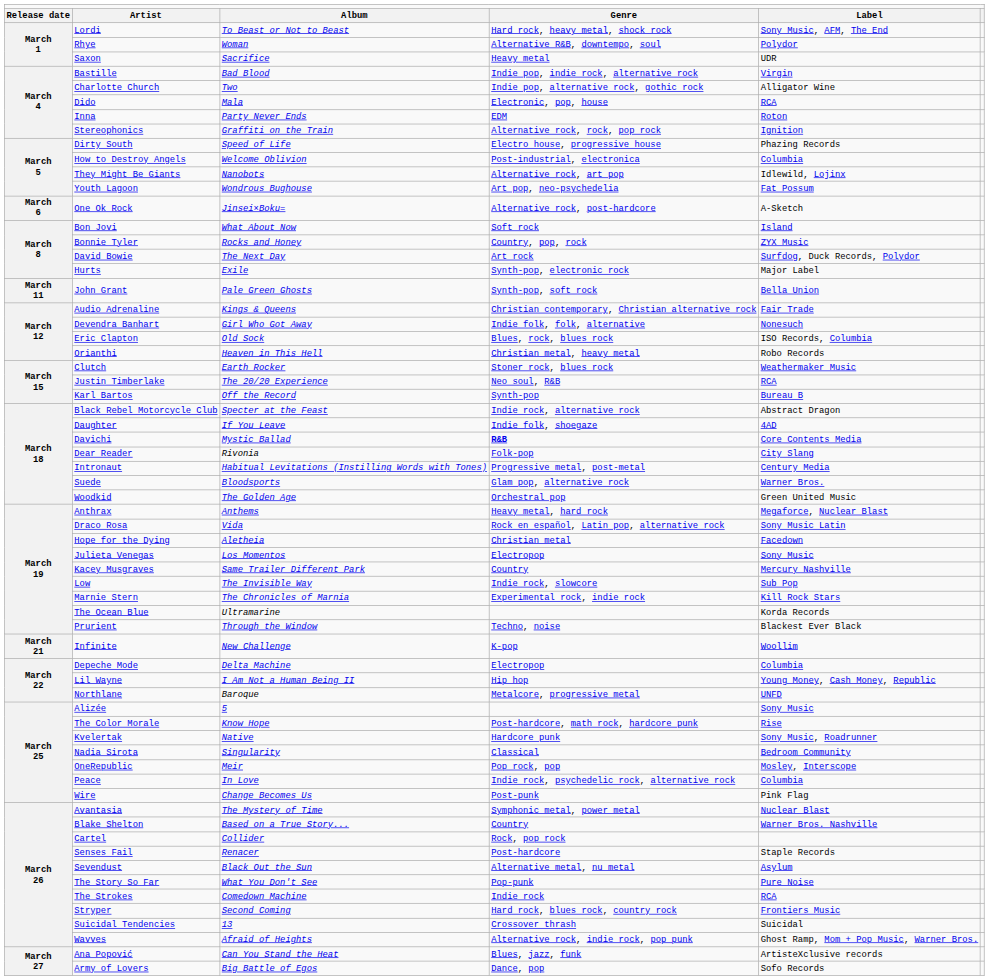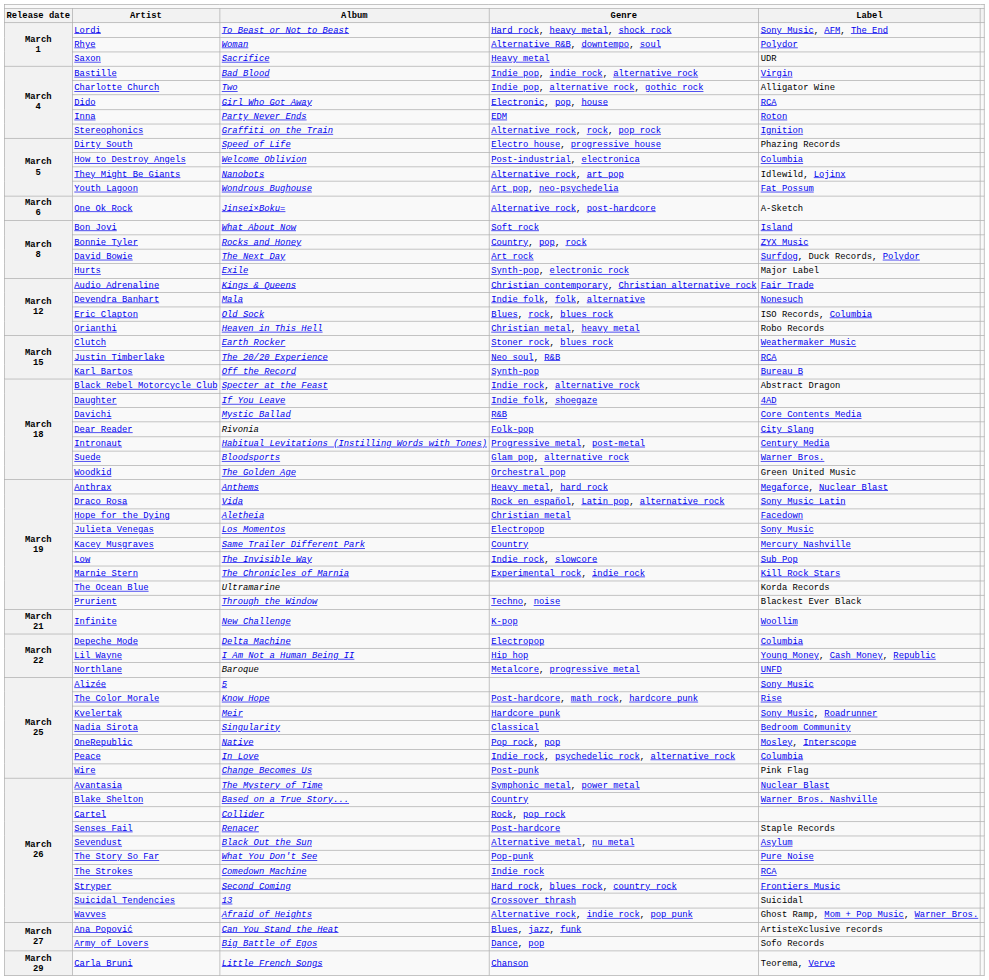(232, 102) Mala -> (267, 102) Girl Who Got Away
- row: (101, 290)
(267, 324) Girl Who Got Away -> (232, 300) Mala
(499, 440) bold -> (499, 415) normal
(238, 738) Native -> (232, 713) Meir
(232, 767) Meir -> (238, 742) Native
+ row: (103, 963)
